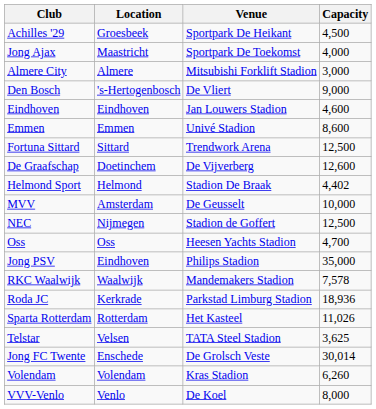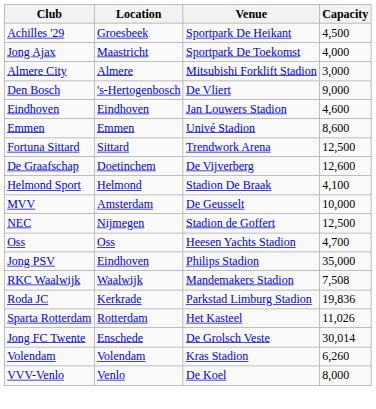(336, 185) 4,402 -> (336, 185) 4,100
(336, 280) 7,578 -> (336, 280) 7,508
(339, 299) 18,936 -> (339, 299) 19,836
- row: (23, 337)
